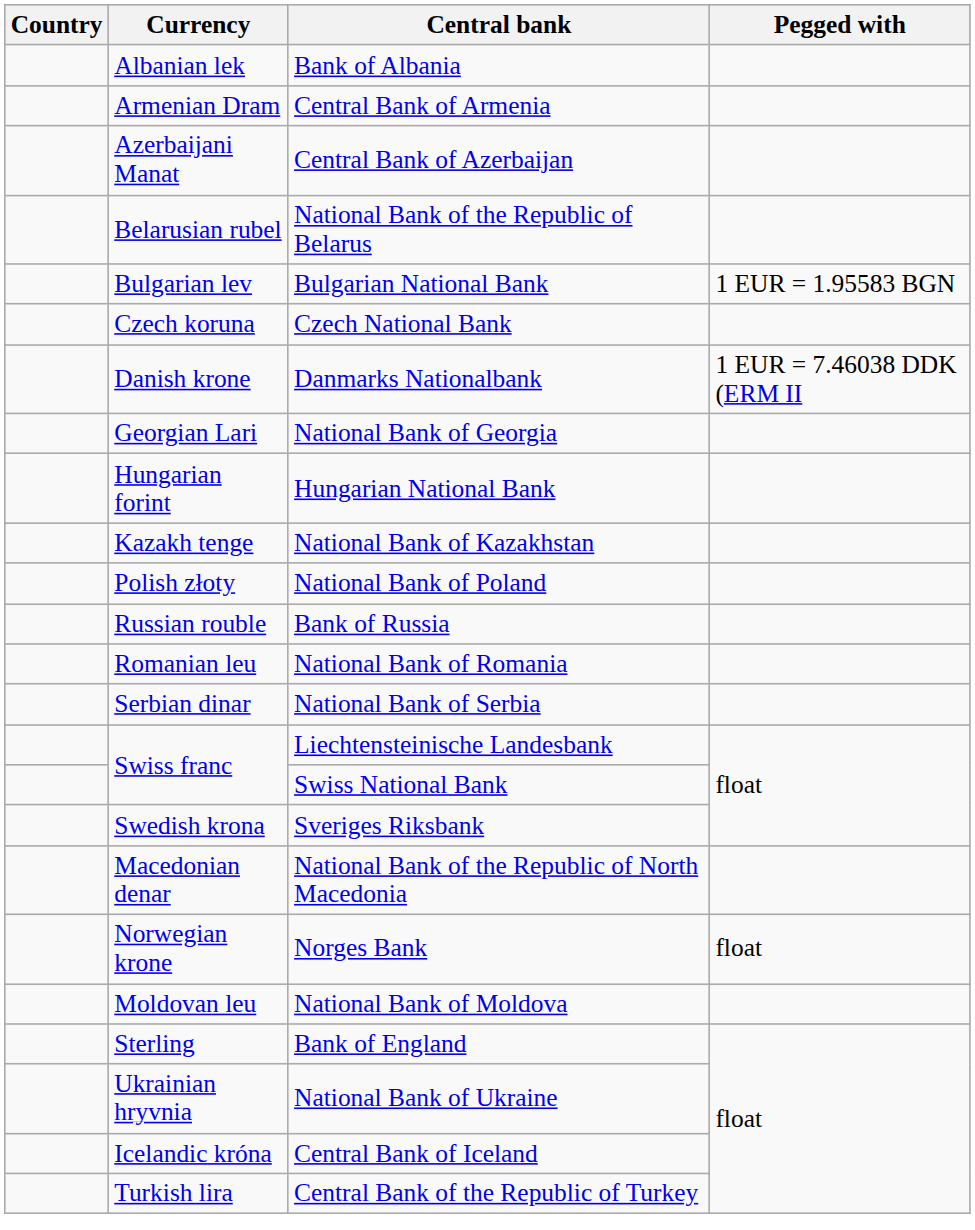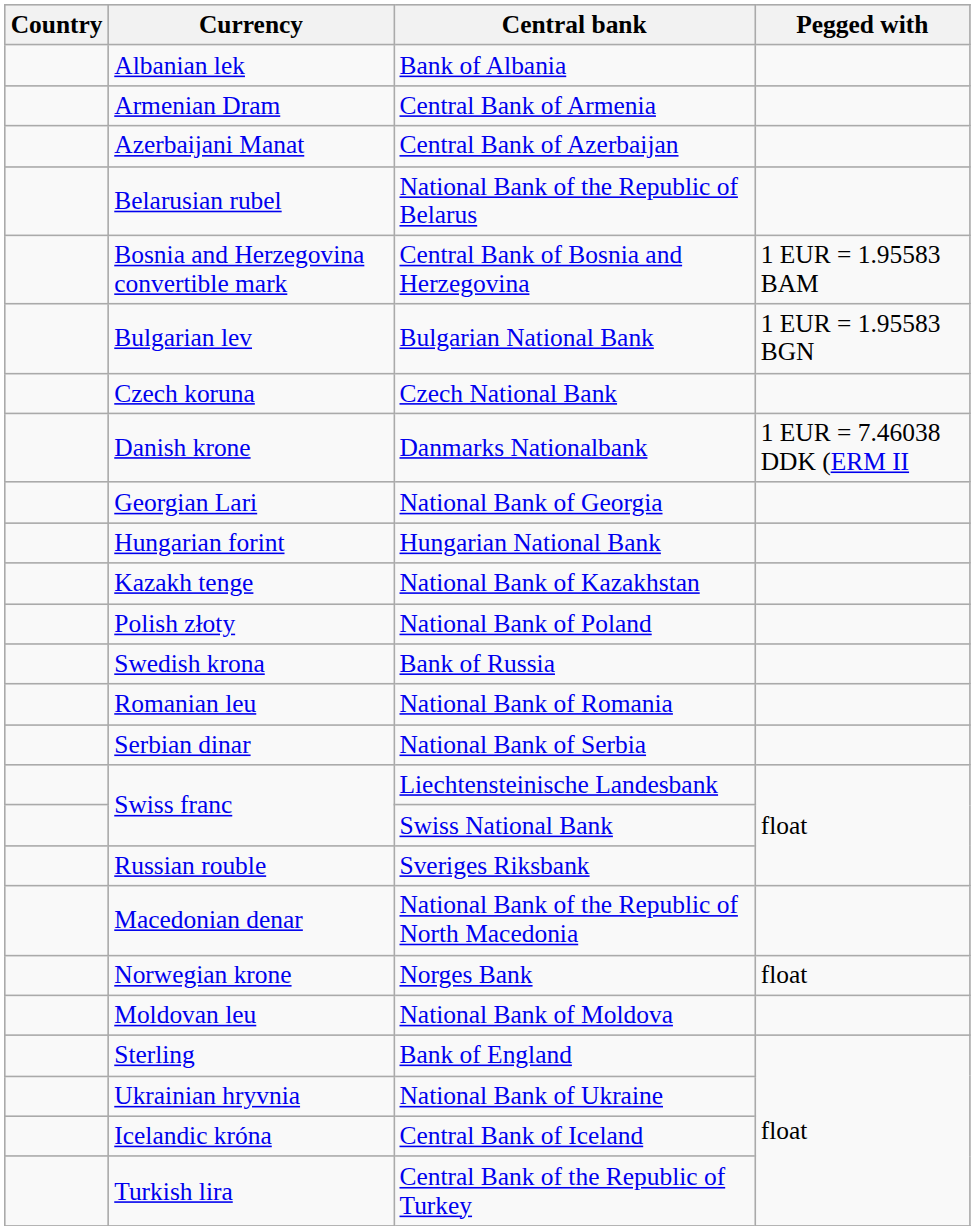+ row: (541, 269)
(190, 623) Russian rouble -> (190, 663) Swedish krona
(190, 825) Swedish krona -> (190, 865) Russian rouble
